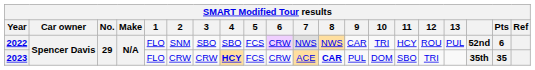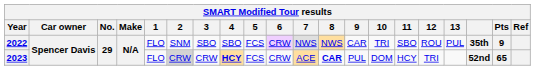(407, 42) HCY -> (407, 42) SBO
(479, 42) 52nd -> (479, 42) 35th
(502, 42) 6 -> (502, 42) 9
(180, 58) no background -> (180, 58) lightgrey background
(407, 58) SBO -> (407, 58) HCY
(479, 58) 35th -> (479, 58) 52nd
(502, 58) 35 -> (502, 58) 65
